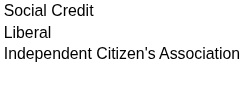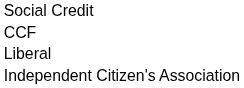+ row: (20, 32)
